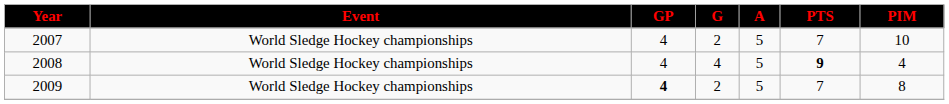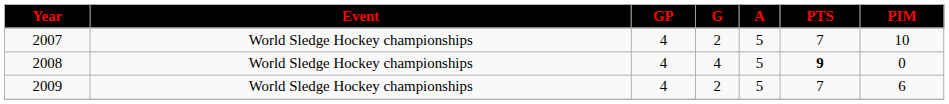(902, 63) 4 -> (902, 63) 0
(663, 87) bold -> (663, 87) normal
(902, 87) 8 -> (902, 87) 6
